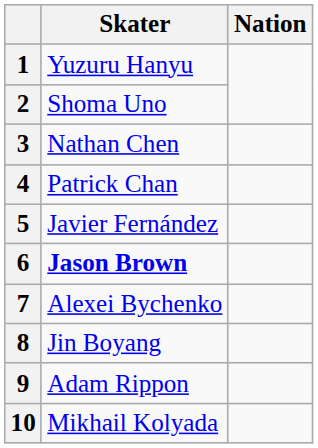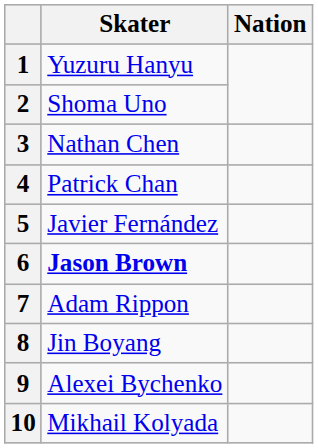(135, 303) Alexei Bychenko -> (118, 303) Adam Rippon
(118, 382) Adam Rippon -> (135, 382) Alexei Bychenko
